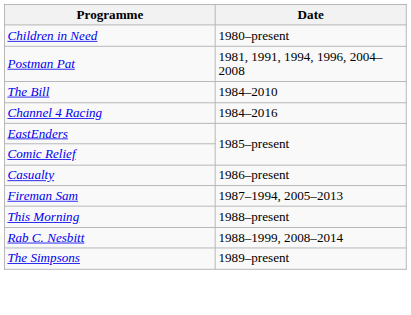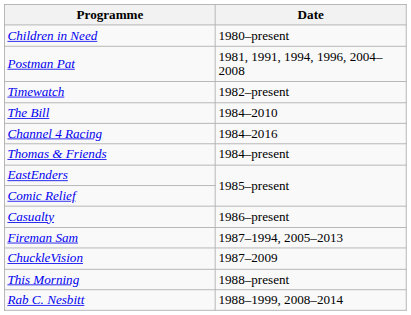+ row: (36, 92)
+ row: (57, 154)
+ row: (45, 258)
- row: (44, 258)
